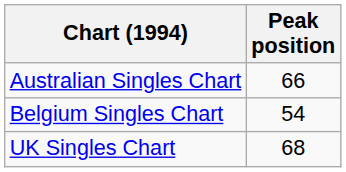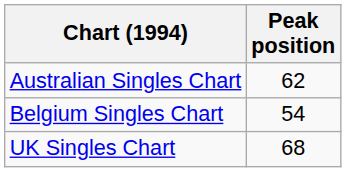(293, 80) 66 -> (293, 80) 62
